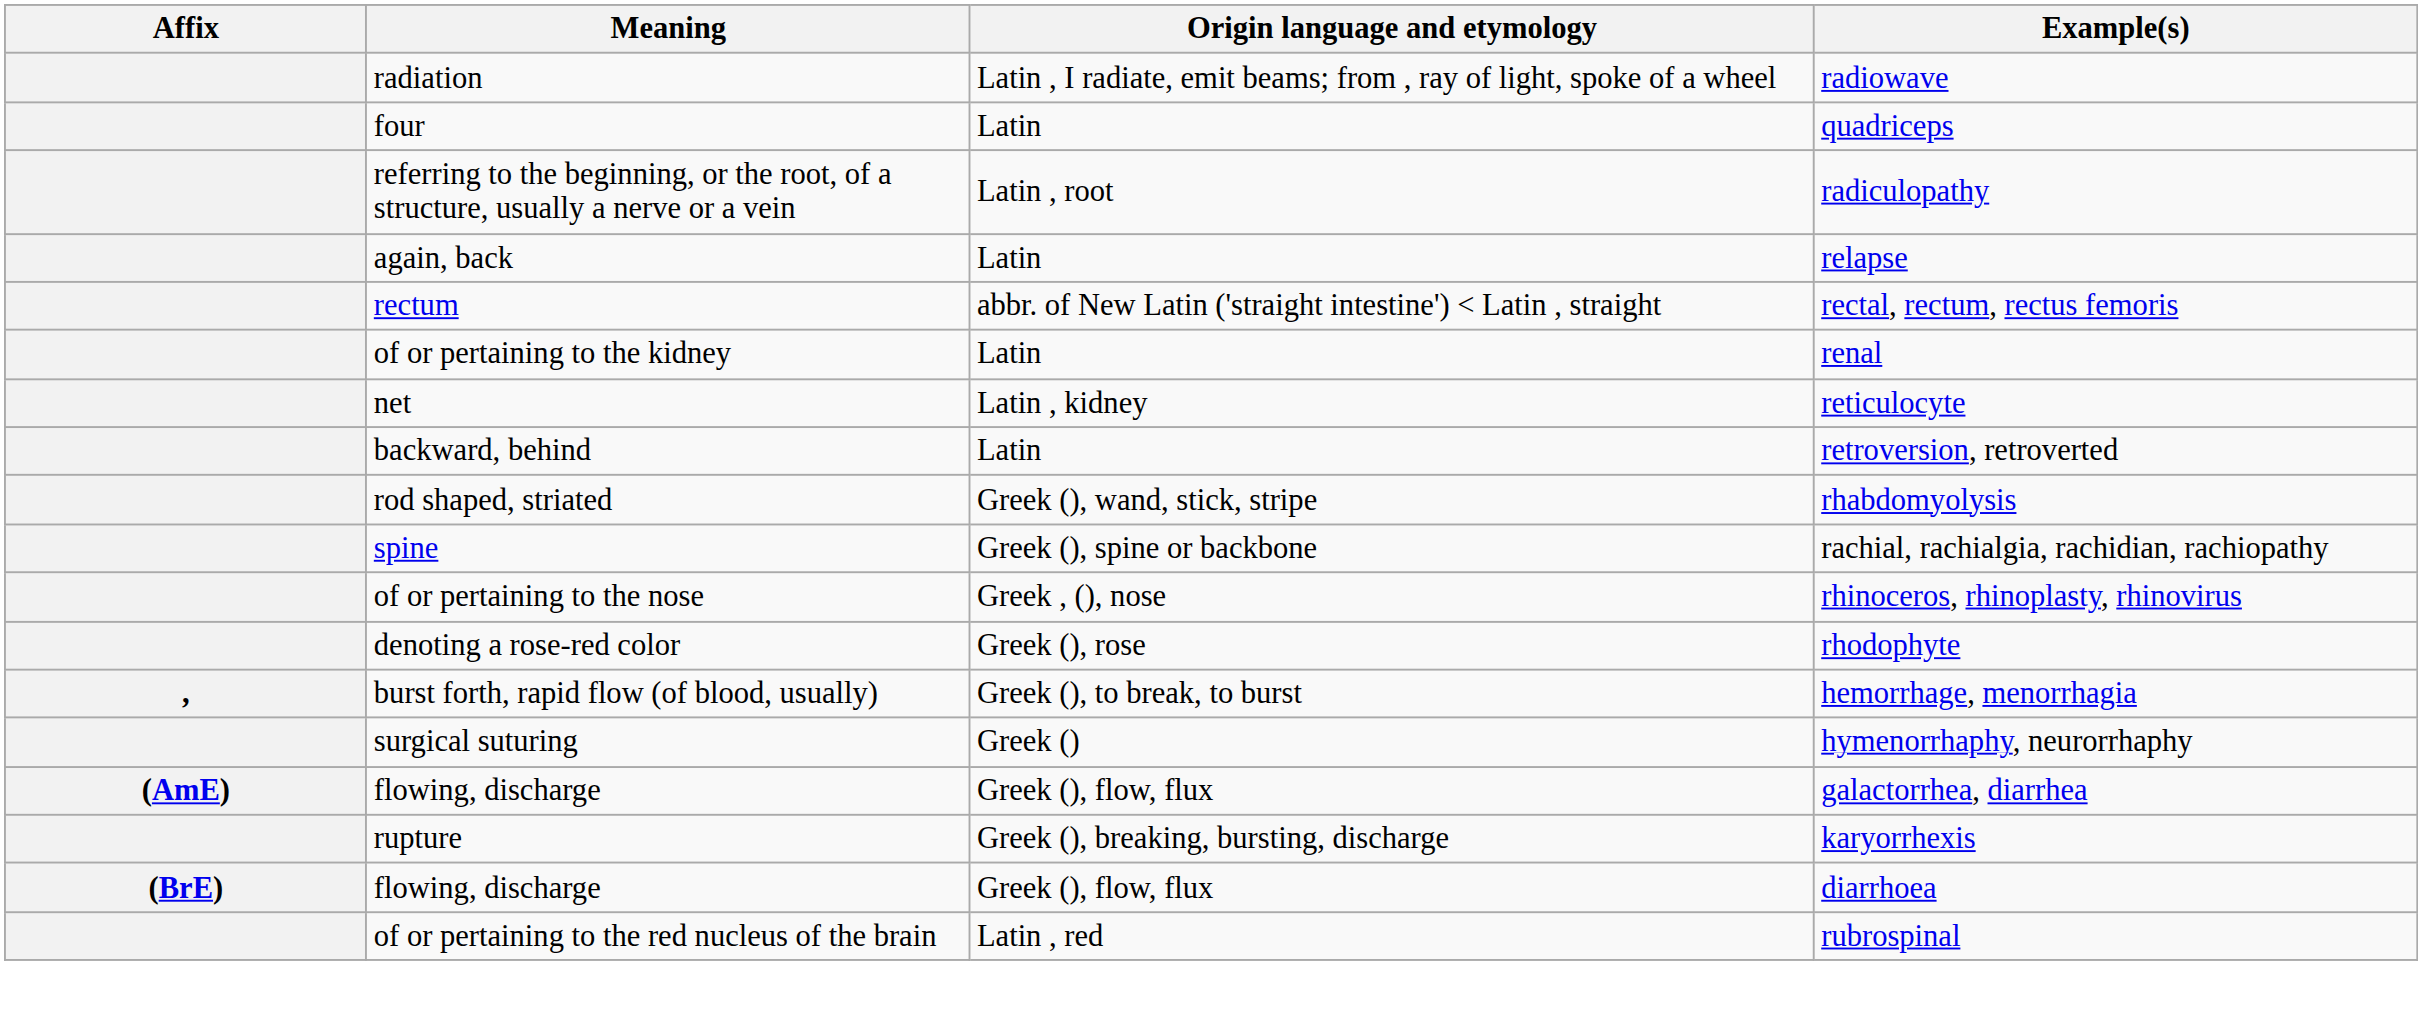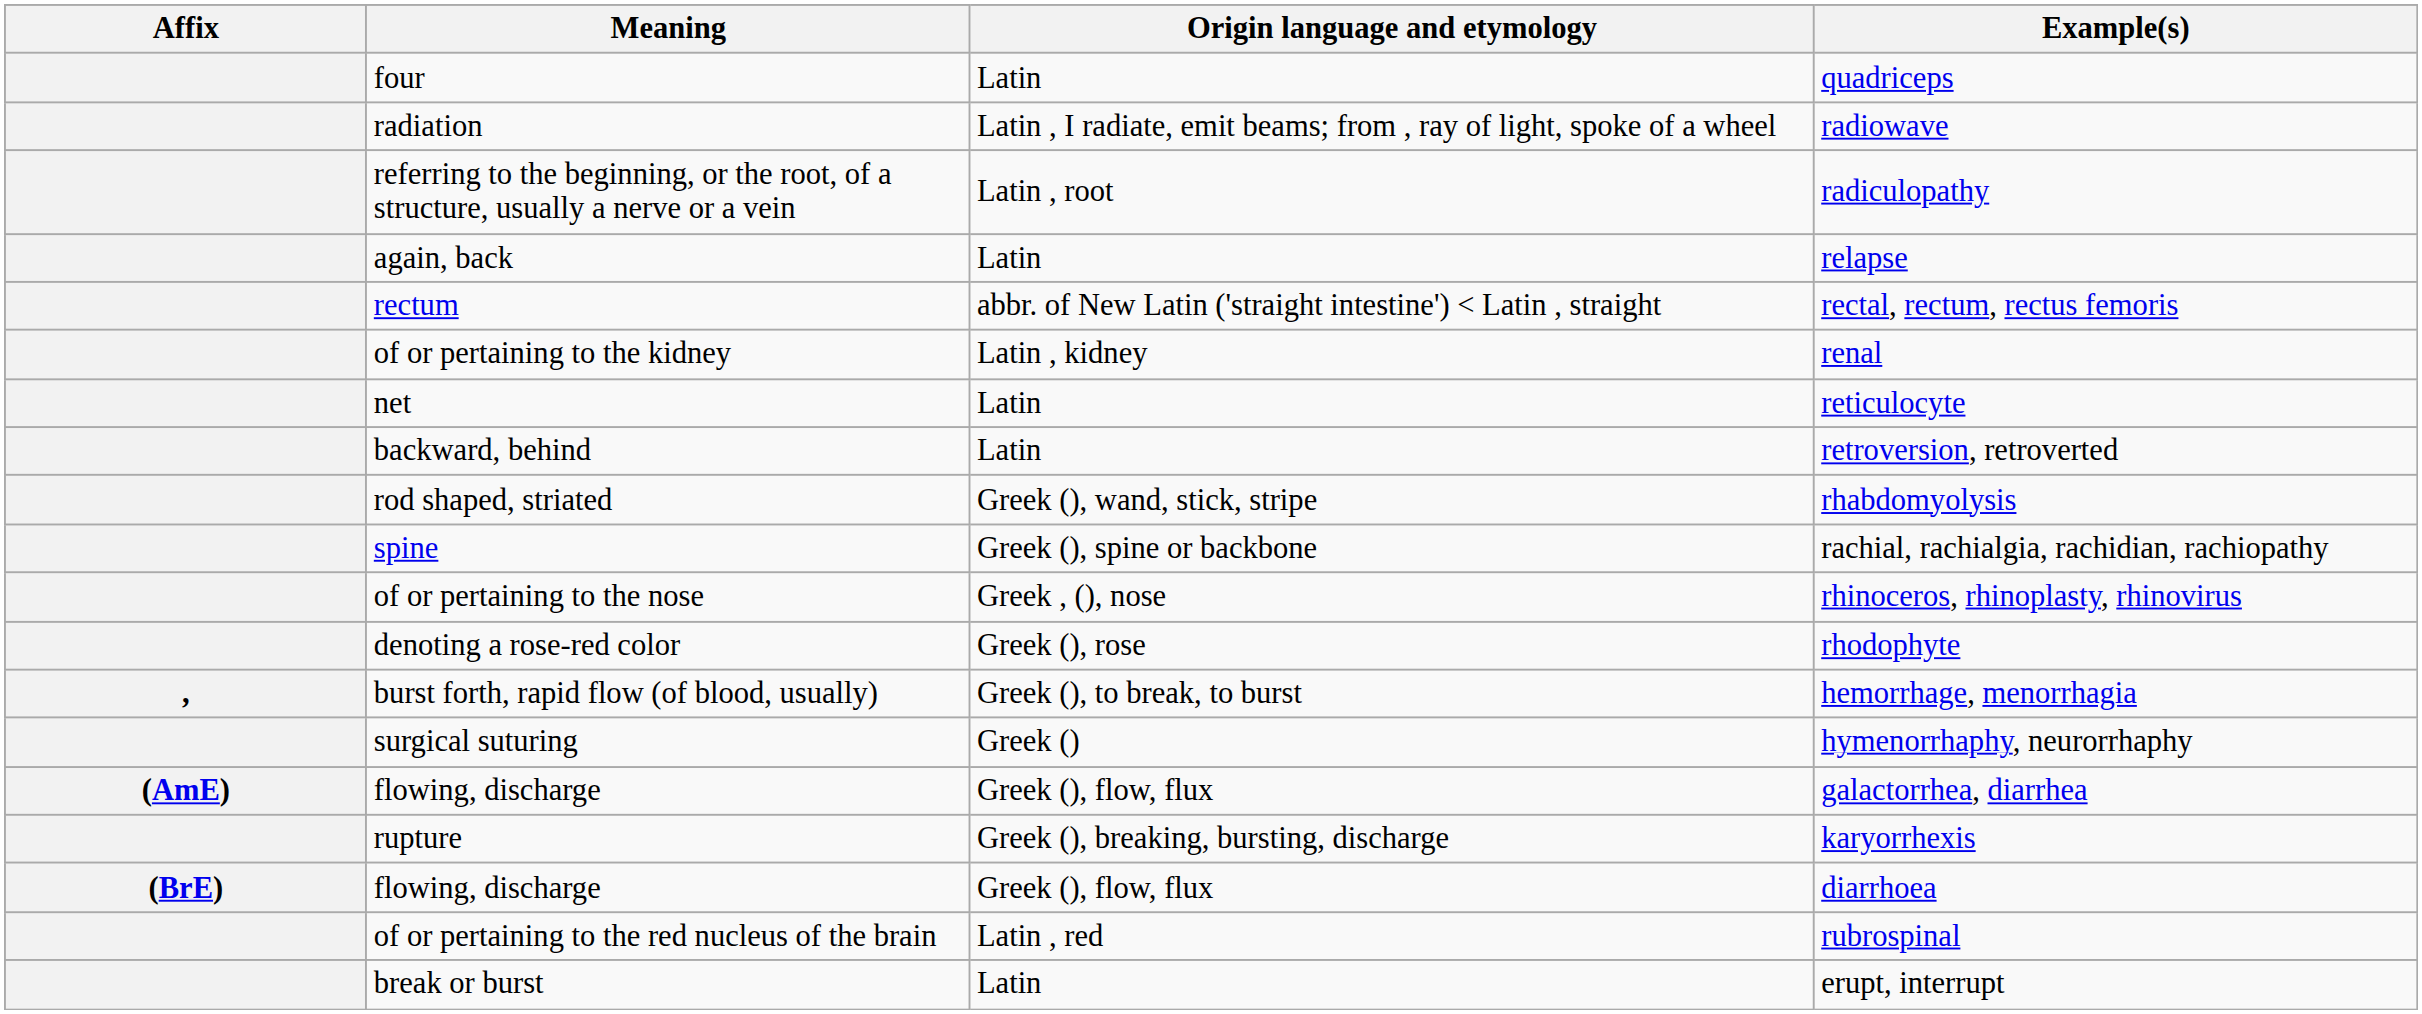rows swapped: (1887, 125) <-> (1885, 77)
(1009, 353) Latin -> (1062, 353) Latin , kidney
(1062, 402) Latin , kidney -> (1009, 402) Latin
+ row: (1913, 983)
